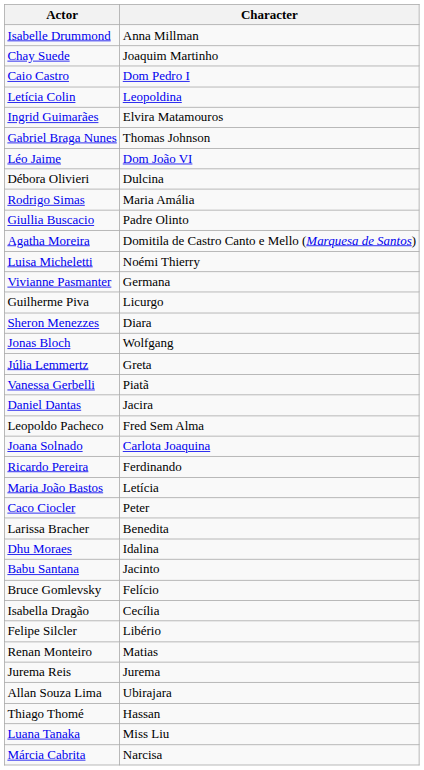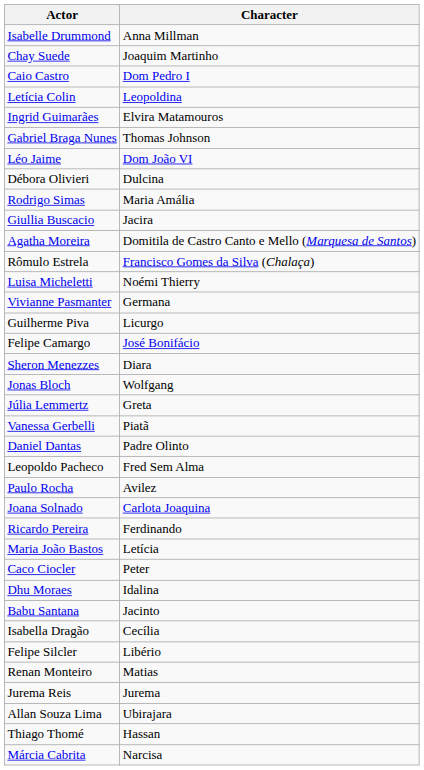(156, 220) Padre Olinto -> (138, 220) Jacira
+ row: (48, 261)
+ row: (49, 343)
(138, 405) Jacira -> (156, 446) Padre Olinto
+ row: (40, 487)
- row: (48, 528)
- row: (54, 590)
- row: (44, 734)
